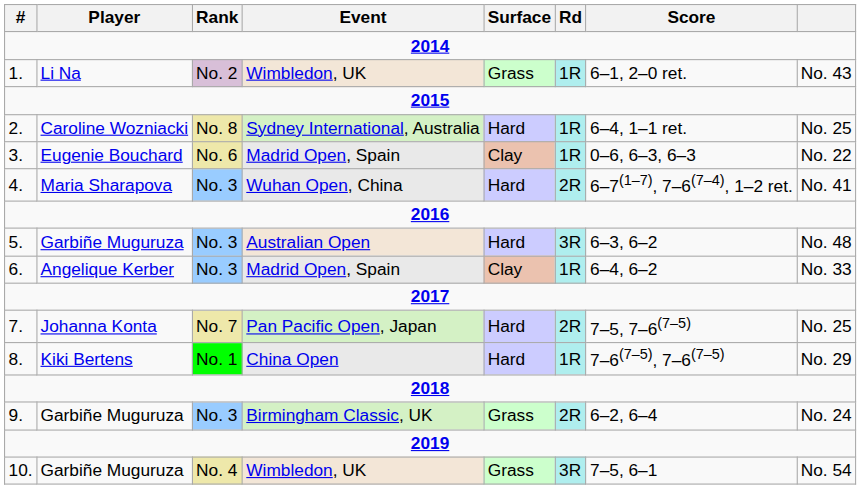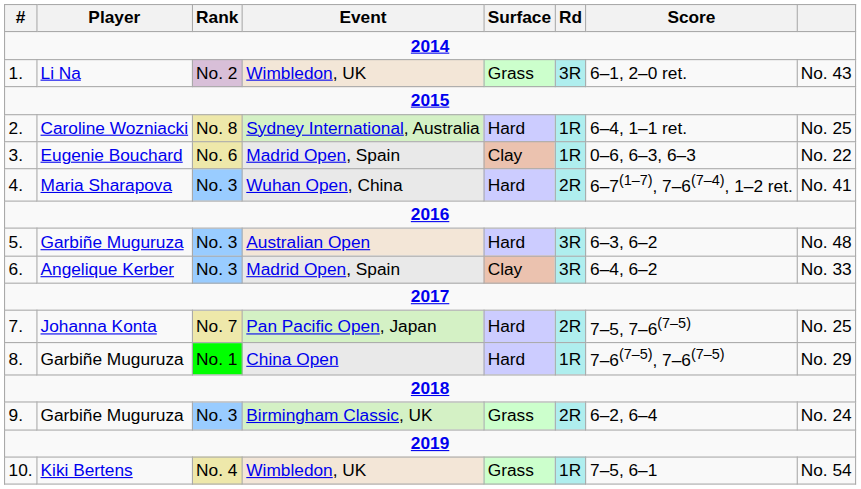(570, 73) 1R -> (570, 73) 3R
(570, 269) 1R -> (570, 269) 3R
(87, 358) Kiki Bertens -> (112, 358) Garbiñe Muguruza
(112, 470) Garbiñe Muguruza -> (87, 470) Kiki Bertens
(570, 470) 3R -> (570, 470) 1R
